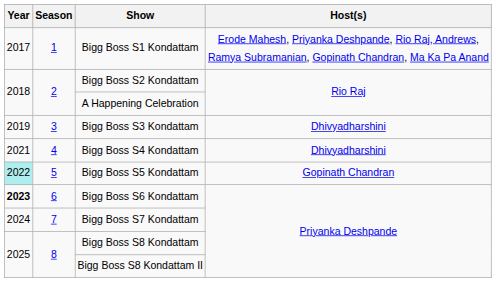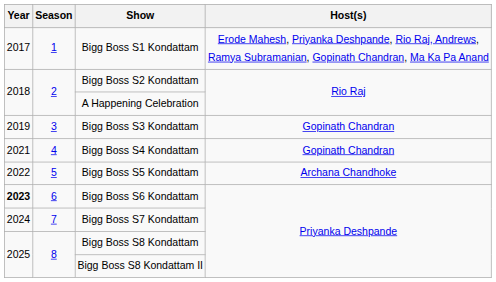(348, 127) Dhivyadharshini -> (348, 127) Gopinath Chandran
(348, 150) Dhivyadharshini -> (348, 150) Gopinath Chandran
(19, 173) paleturquoise background -> (19, 173) no background
(348, 173) Gopinath Chandran -> (348, 173) Archana Chandhoke
